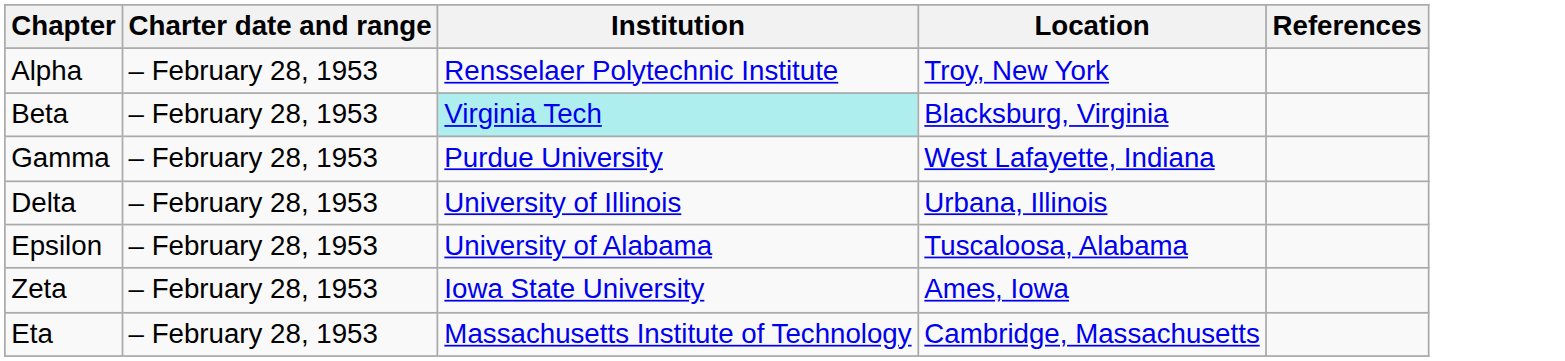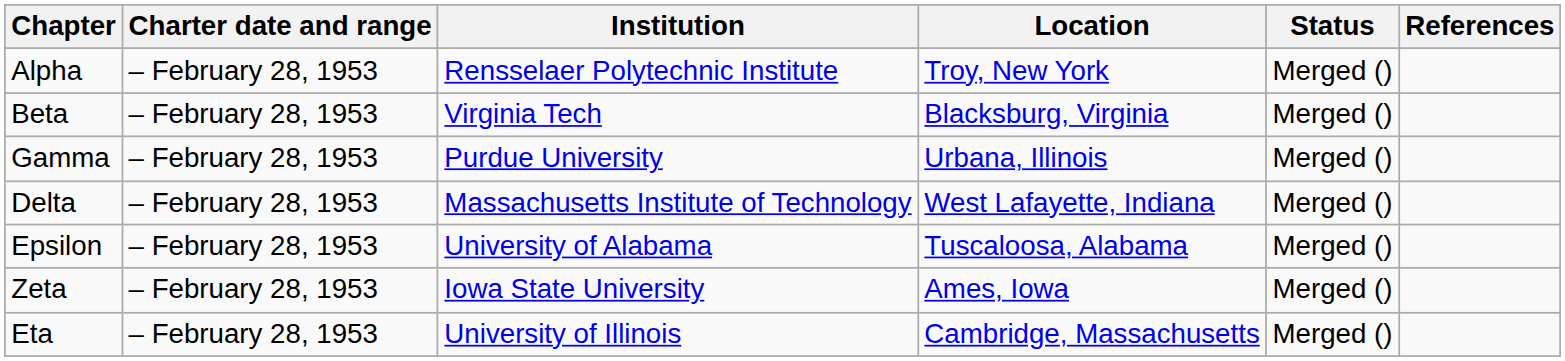+ column: (1332, 26)
(523, 114) paleturquoise background -> (523, 114) no background
(1070, 158) West Lafayette, Indiana -> (1016, 158) Urbana, Illinois
(563, 202) University of Illinois -> (678, 202) Massachusetts Institute of Technology
(1016, 202) Urbana, Illinois -> (1070, 202) West Lafayette, Indiana
(678, 333) Massachusetts Institute of Technology -> (563, 333) University of Illinois
